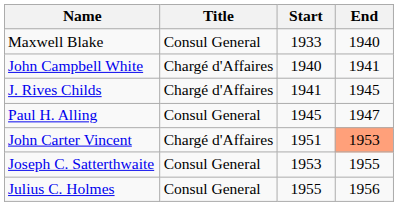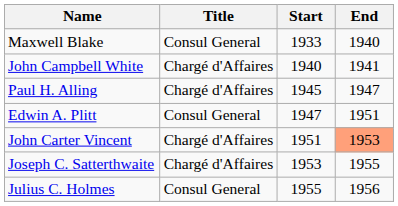- row: (55, 90)
(212, 115) Consul General -> (218, 90) Chargé d'Affaires
+ row: (52, 115)
(212, 164) Consul General -> (218, 164) Chargé d'Affaires
